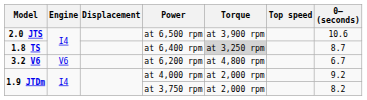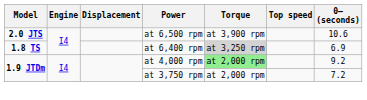(338, 48) 8.7 -> (338, 48) 6.9
- row: (173, 61)
(236, 75) no background -> (236, 61) lightgreen background
(338, 88) 8.2 -> (338, 75) 7.2
